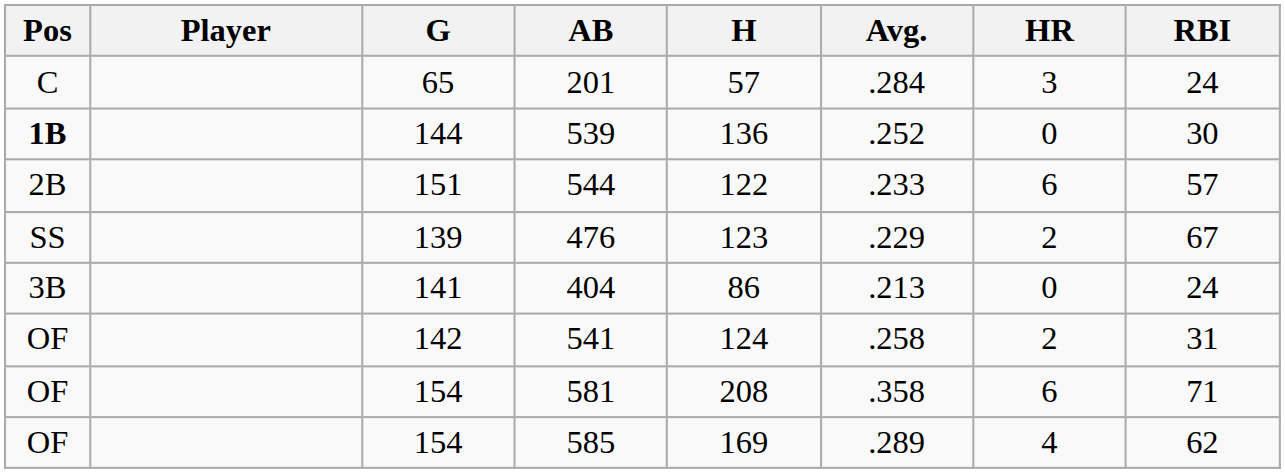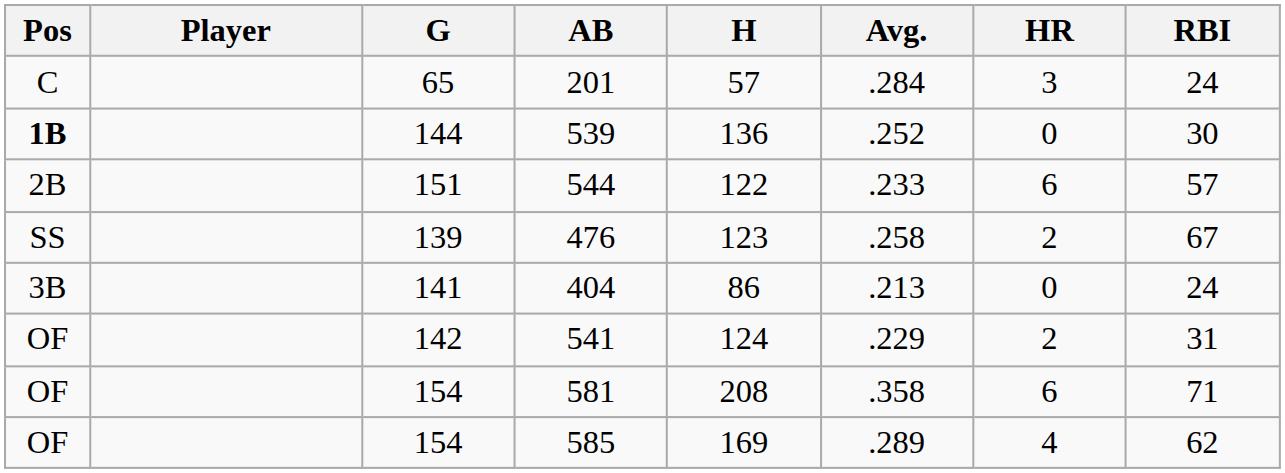(897, 236) .229 -> (897, 236) .258
(897, 339) .258 -> (897, 339) .229
